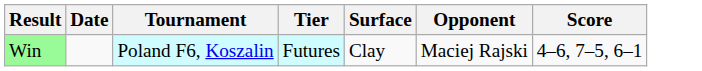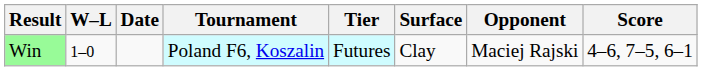+ column: (91, 19)
